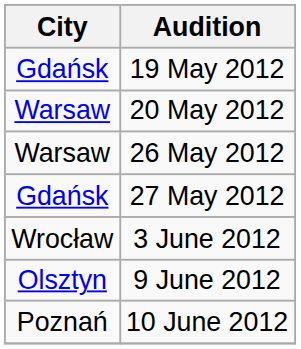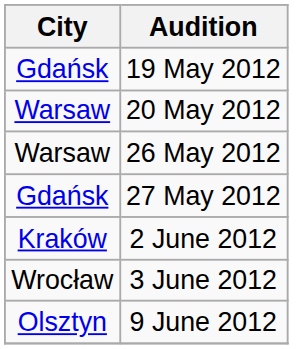+ row: (203, 238)
- row: (207, 323)
